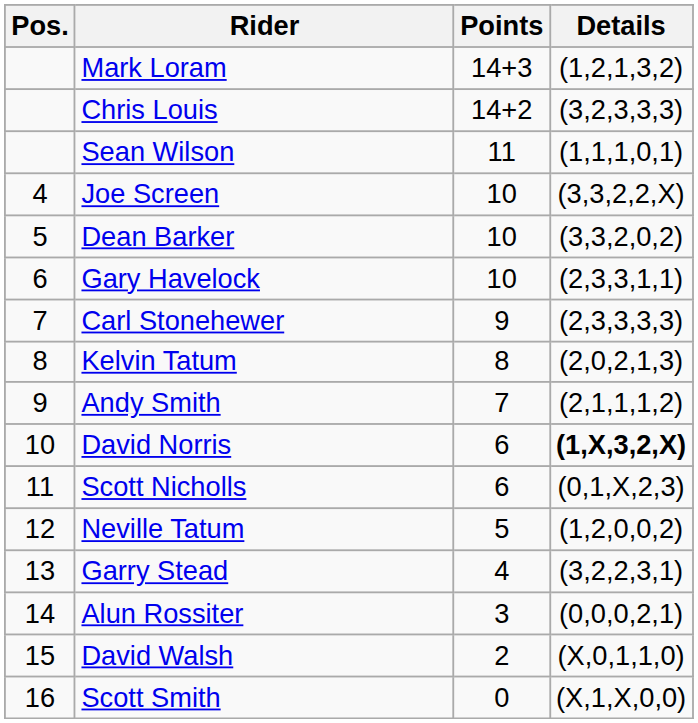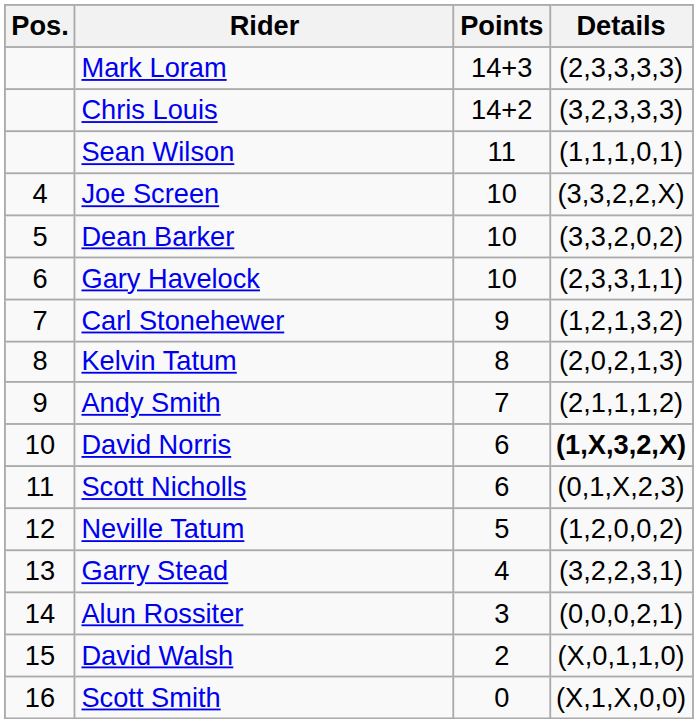(621, 68) (1,2,1,3,2) -> (621, 68) (2,3,3,3,3)
(621, 320) (2,3,3,3,3) -> (621, 320) (1,2,1,3,2)
